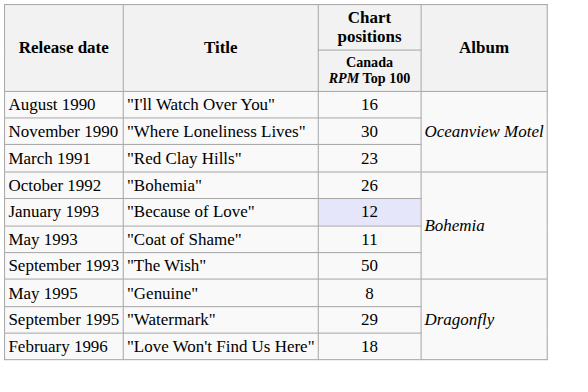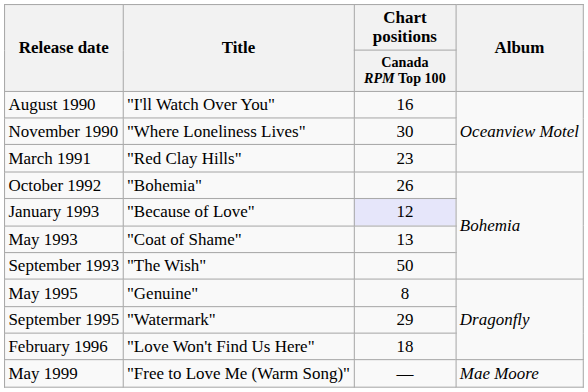(370, 239) 11 -> (405, 239) 13
+ row: (43, 373)
